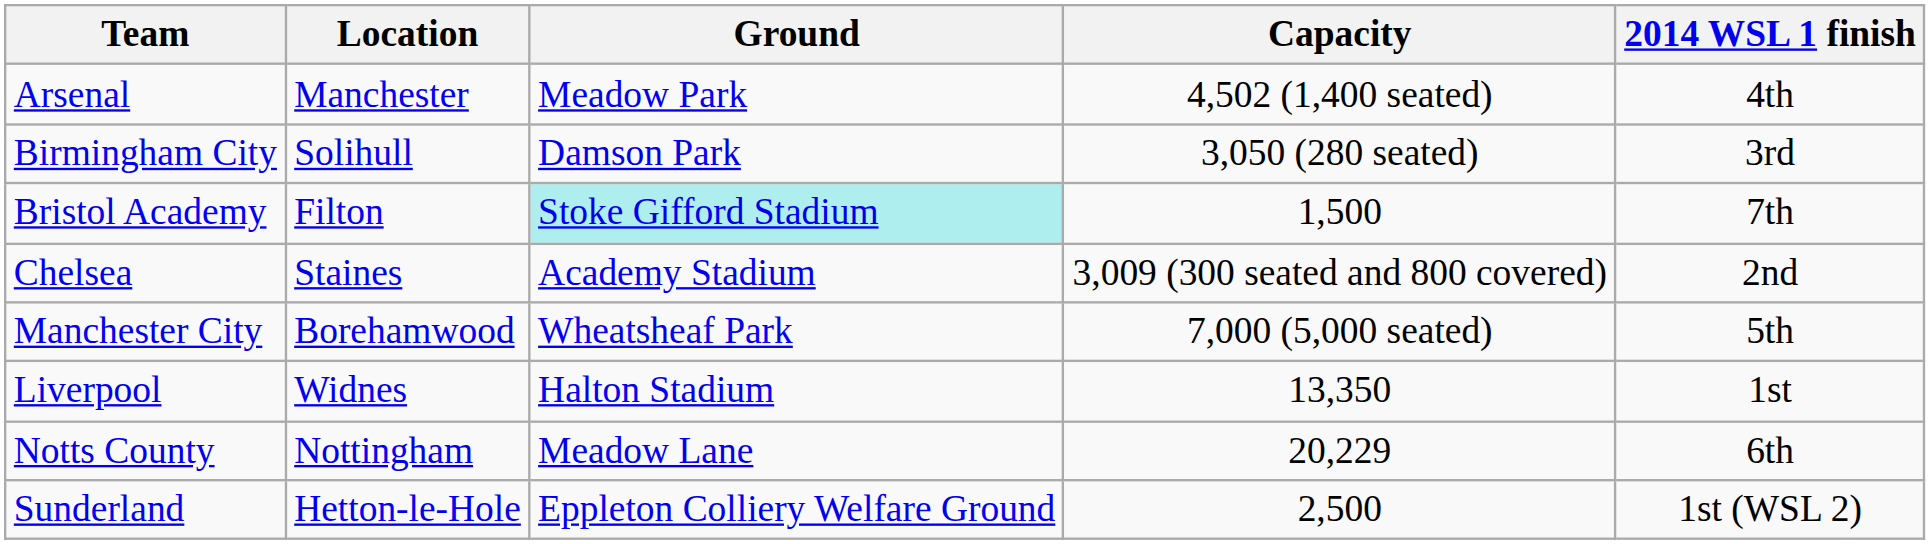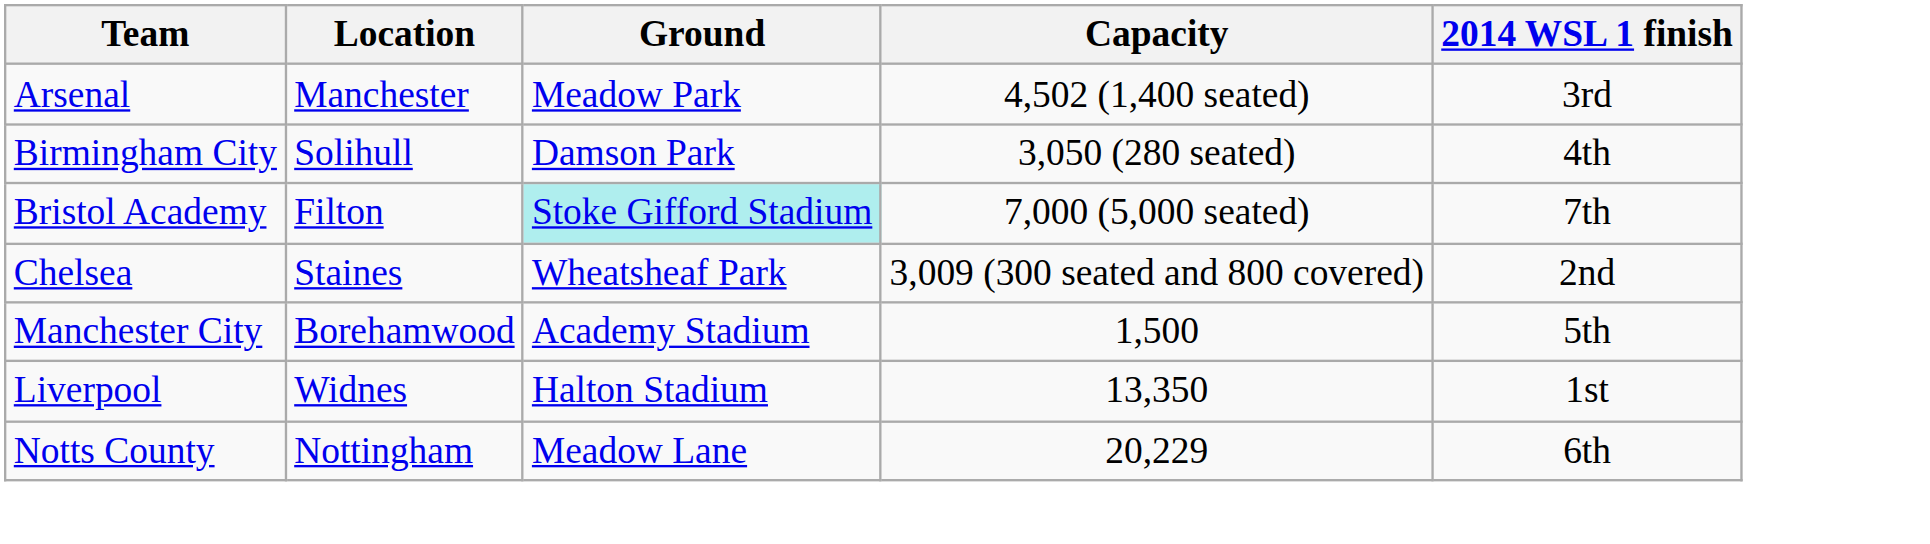(1770, 93) 4th -> (1587, 93) 3rd
(1770, 152) 3rd -> (1587, 152) 4th
(1340, 212) 1,500 -> (1157, 212) 7,000 (5,000 seated)
(677, 271) Academy Stadium -> (659, 271) Wheatsheaf Park
(665, 331) Wheatsheaf Park -> (671, 331) Academy Stadium
(1340, 331) 7,000 (5,000 seated) -> (1157, 331) 1,500
- row: (99, 509)
